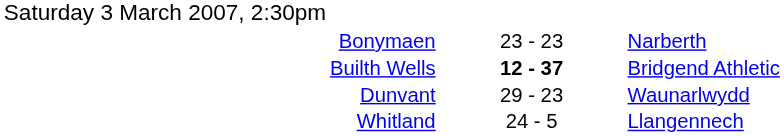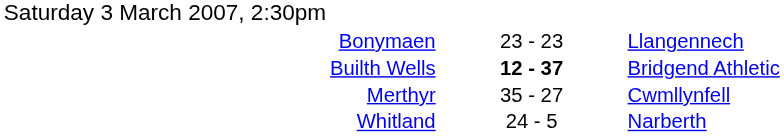(667, 41) Narberth -> (686, 41) Llangennech
- row: (398, 95)
+ row: (401, 95)
(686, 121) Llangennech -> (667, 121) Narberth
